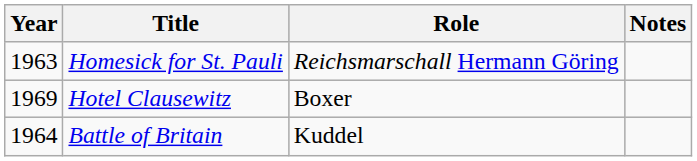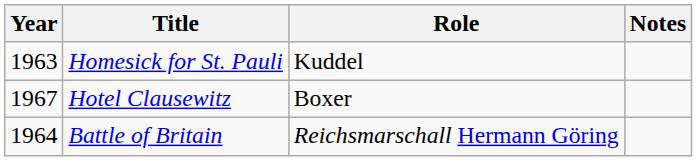(456, 60) Reichsmarschall Hermann Göring -> (329, 60) Kuddel
(34, 98) 1969 -> (34, 98) 1967
(329, 135) Kuddel -> (456, 135) Reichsmarschall Hermann Göring
